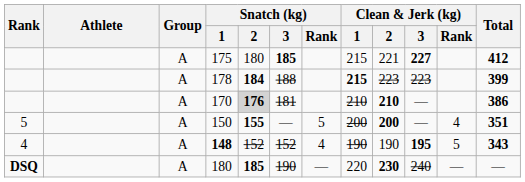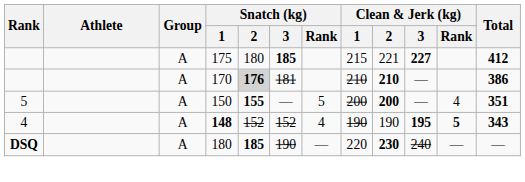- row: (222, 79)
(456, 144) normal -> (456, 123) bold
